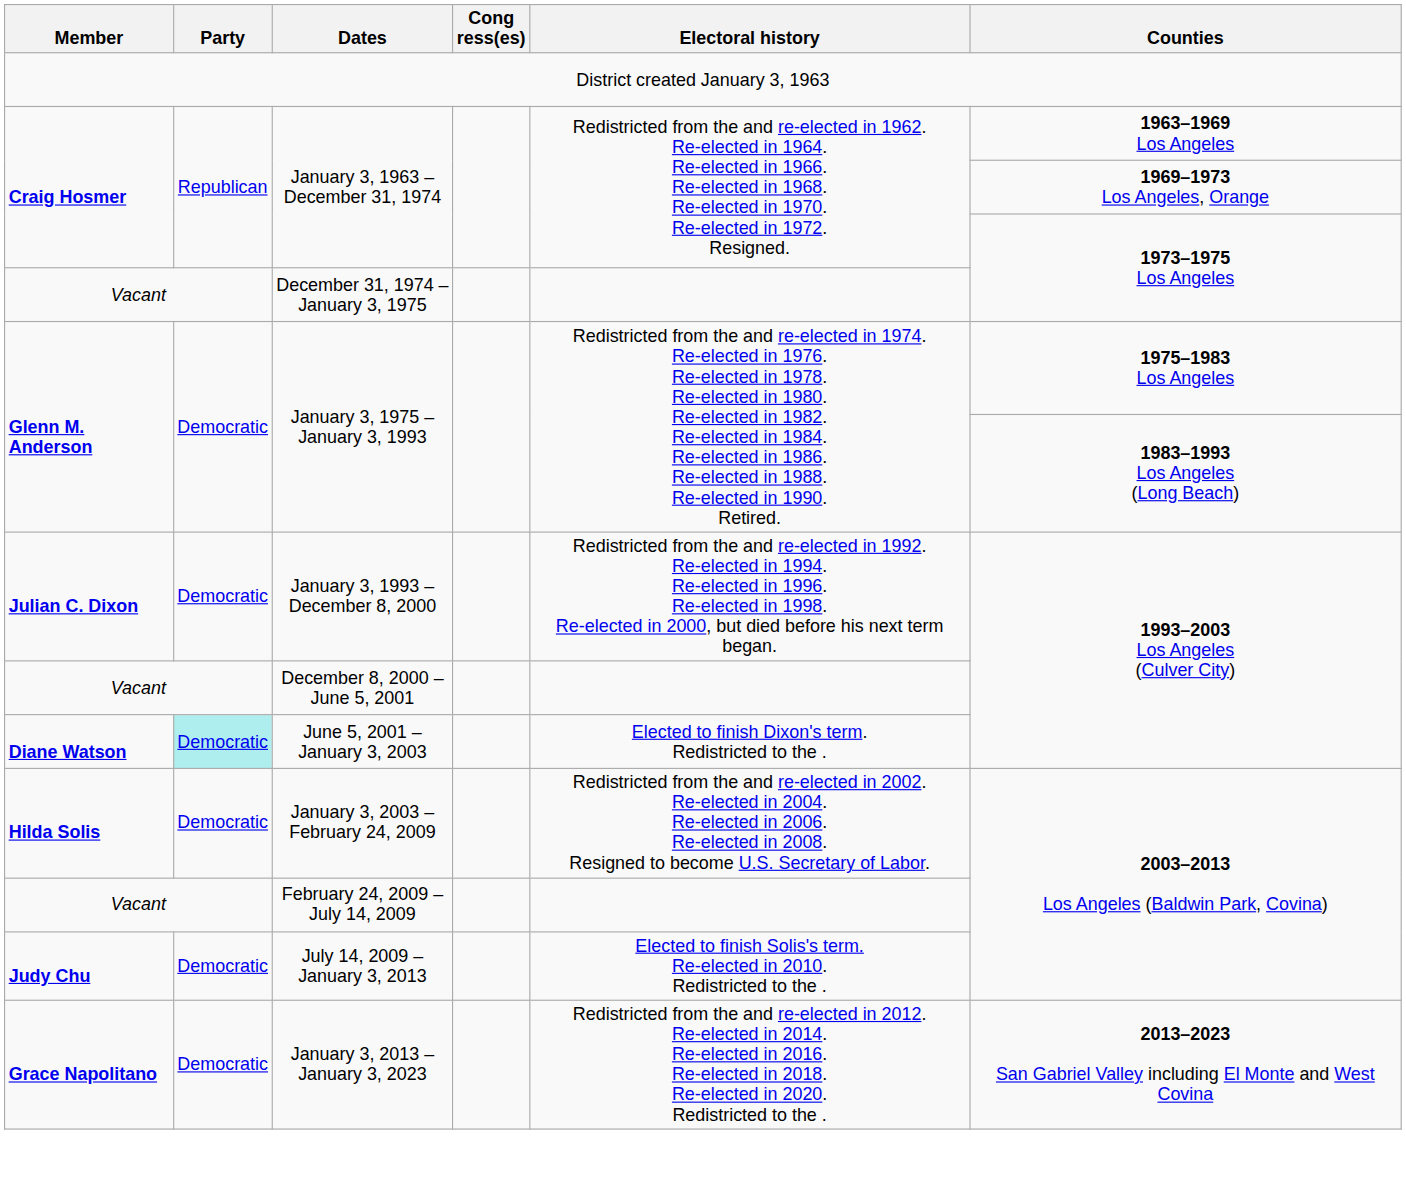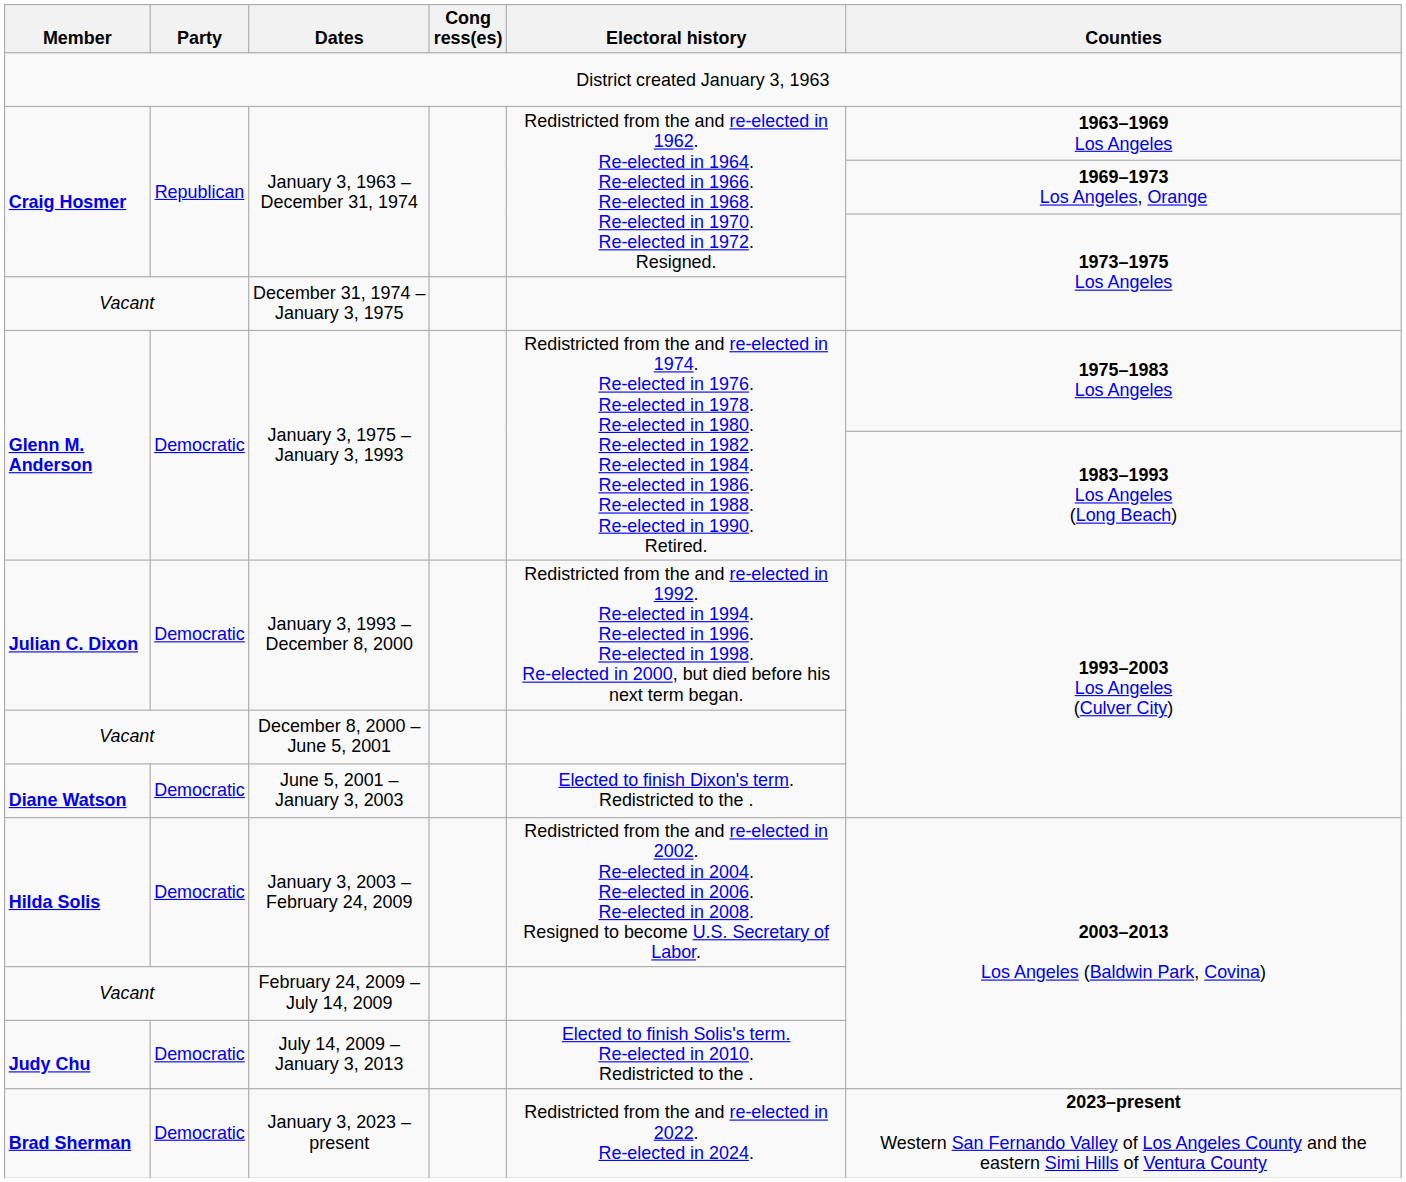(223, 741) paleturquoise background -> (199, 790) no background
- row: (83, 1074)
+ row: (70, 1143)
